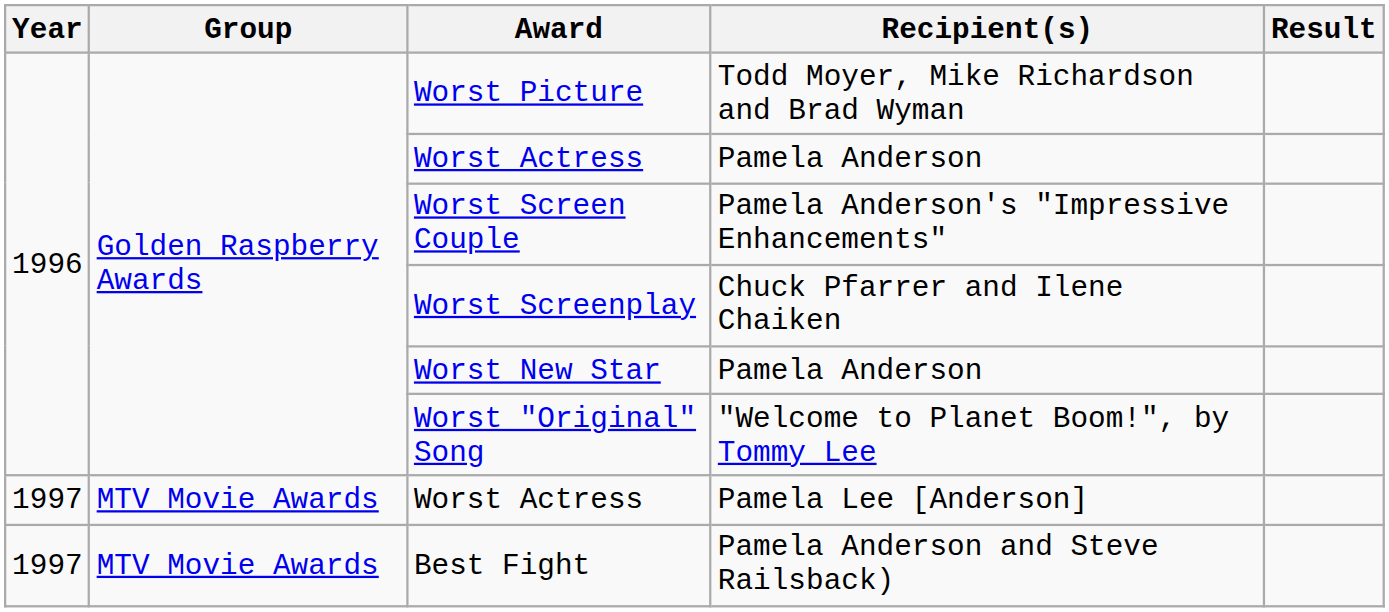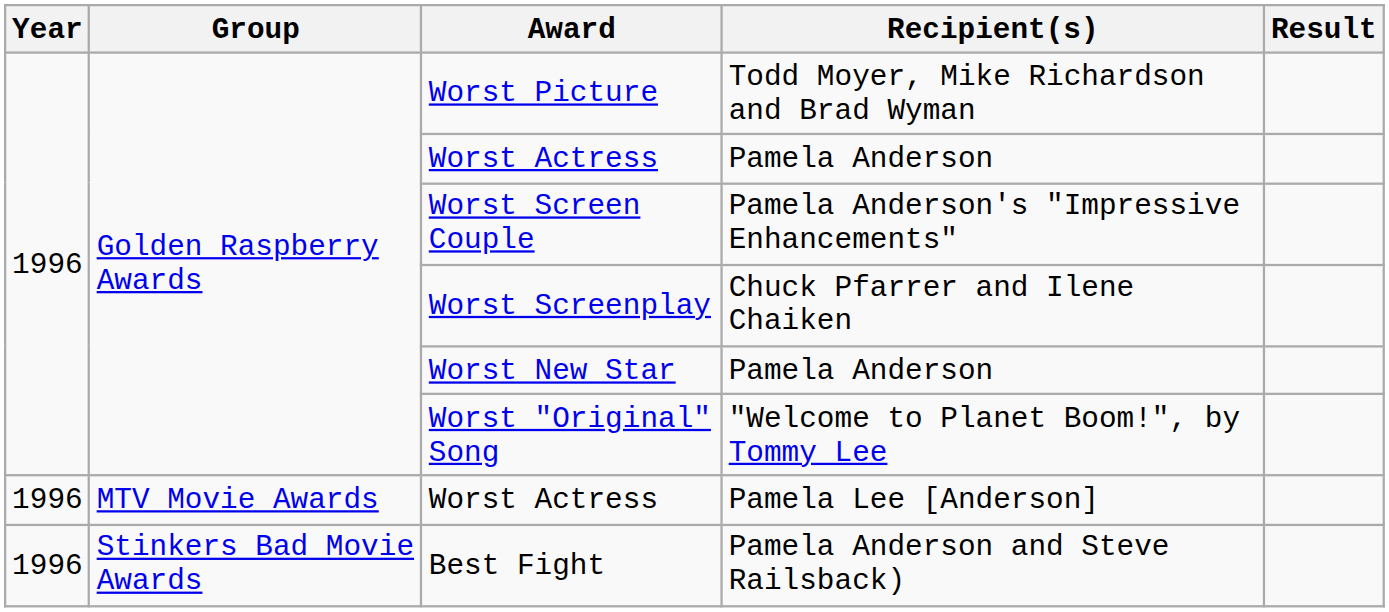(47, 500) 1997 -> (47, 500) 1996
(47, 565) 1997 -> (47, 565) 1996
(238, 565) MTV Movie Awards -> (255, 565) Stinkers Bad Movie Awards
